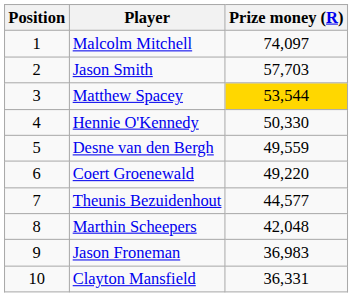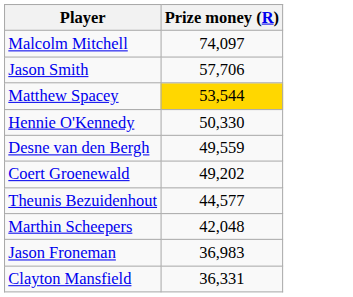- column: (37, 17)
(286, 69) 57,703 -> (222, 69) 57,706
(286, 174) 49,220 -> (222, 174) 49,202
